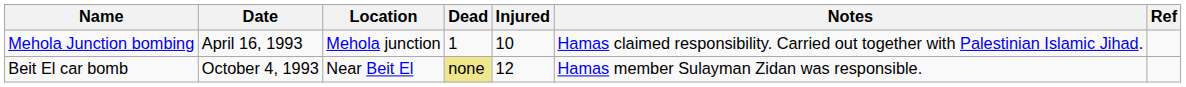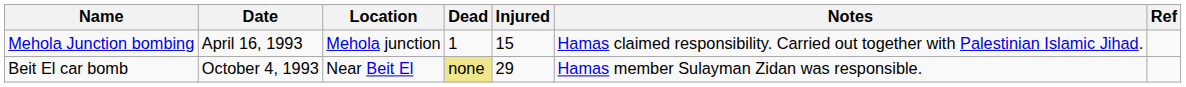(505, 43) 10 -> (505, 43) 15
(505, 69) 12 -> (505, 69) 29
